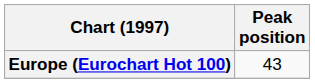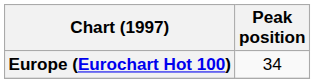(272, 64) 43 -> (272, 64) 34
